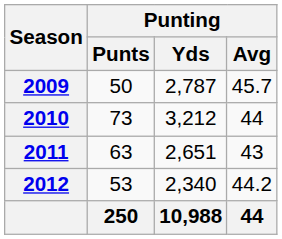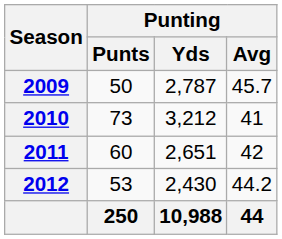(252, 119) 44 -> (252, 119) 41
(121, 151) 63 -> (121, 151) 60
(252, 151) 43 -> (252, 151) 42
(191, 184) 2,340 -> (191, 184) 2,430
